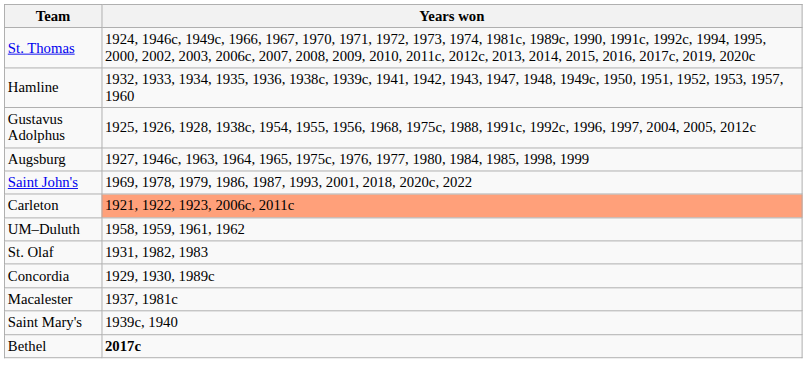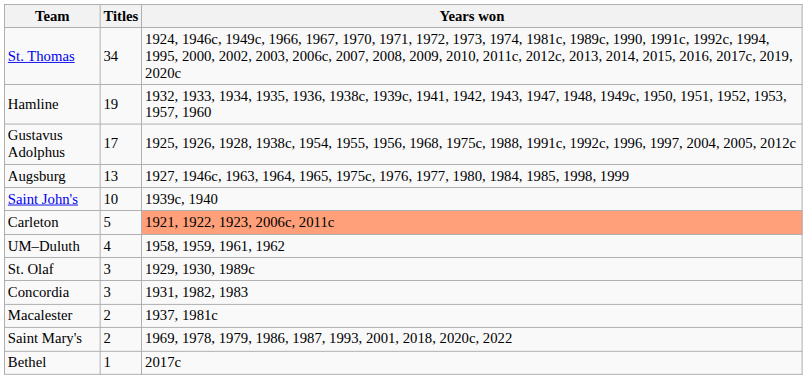+ column: (121, 16)
(289, 182) 1969, 1978, 1979, 1986, 1987, 1993, 2001, 2018, 2020c, 2022 -> (182, 199) 1939c, 1940
(157, 252) 1931, 1982, 1983 -> (200, 269) 1929, 1930, 1989c
(160, 275) 1929, 1930, 1989c -> (197, 292) 1931, 1982, 1983
(141, 322) 1939c, 1940 -> (329, 339) 1969, 1978, 1979, 1986, 1987, 1993, 2001, 2018, 2020c, 2022
(123, 345) bold -> (163, 362) normal
